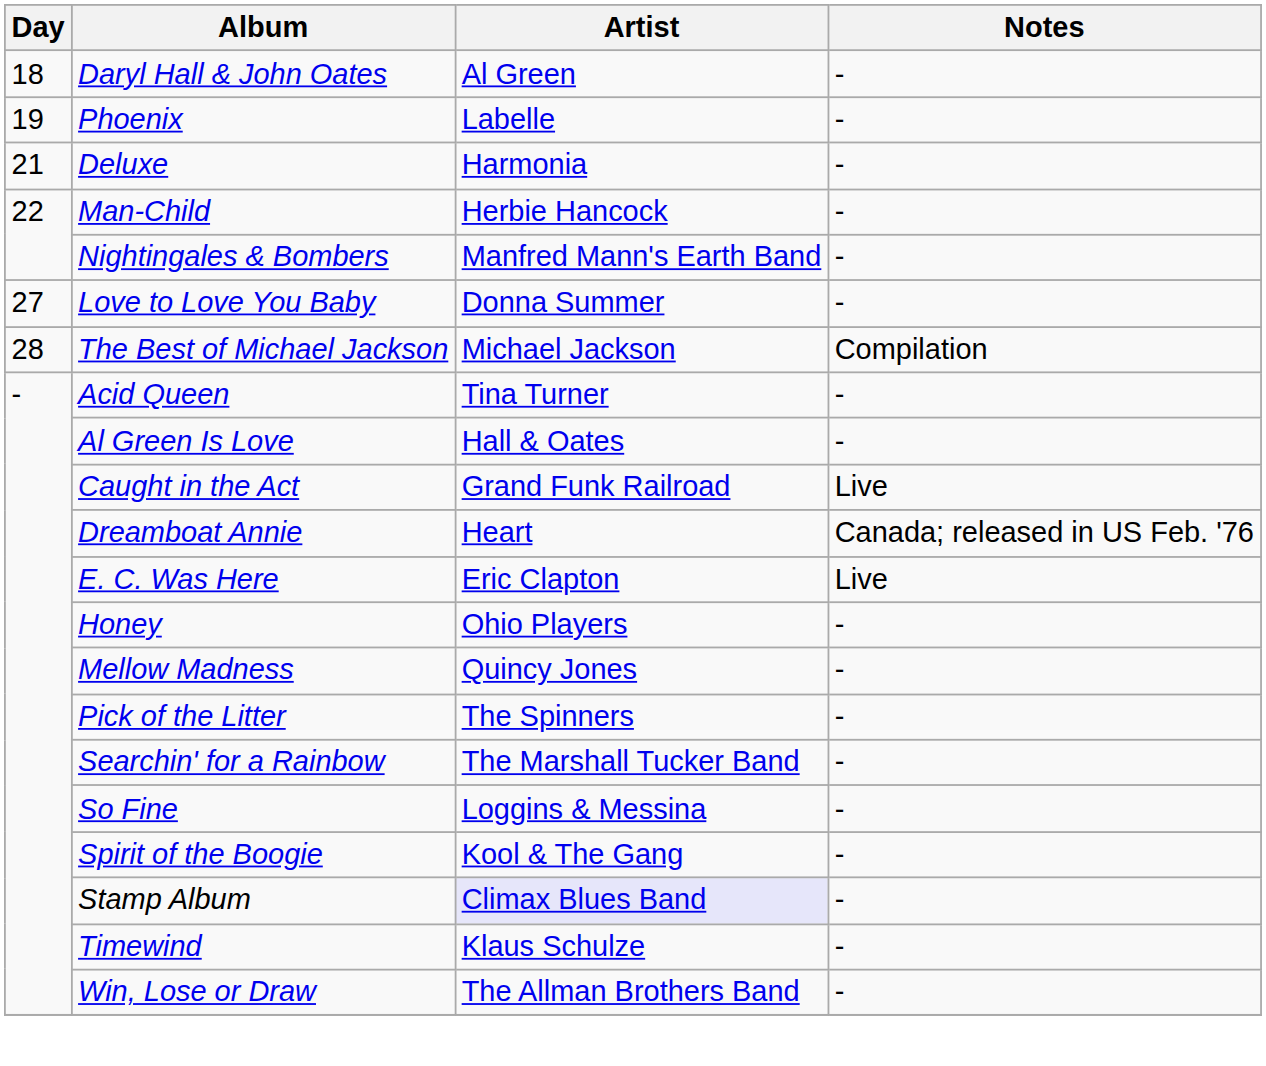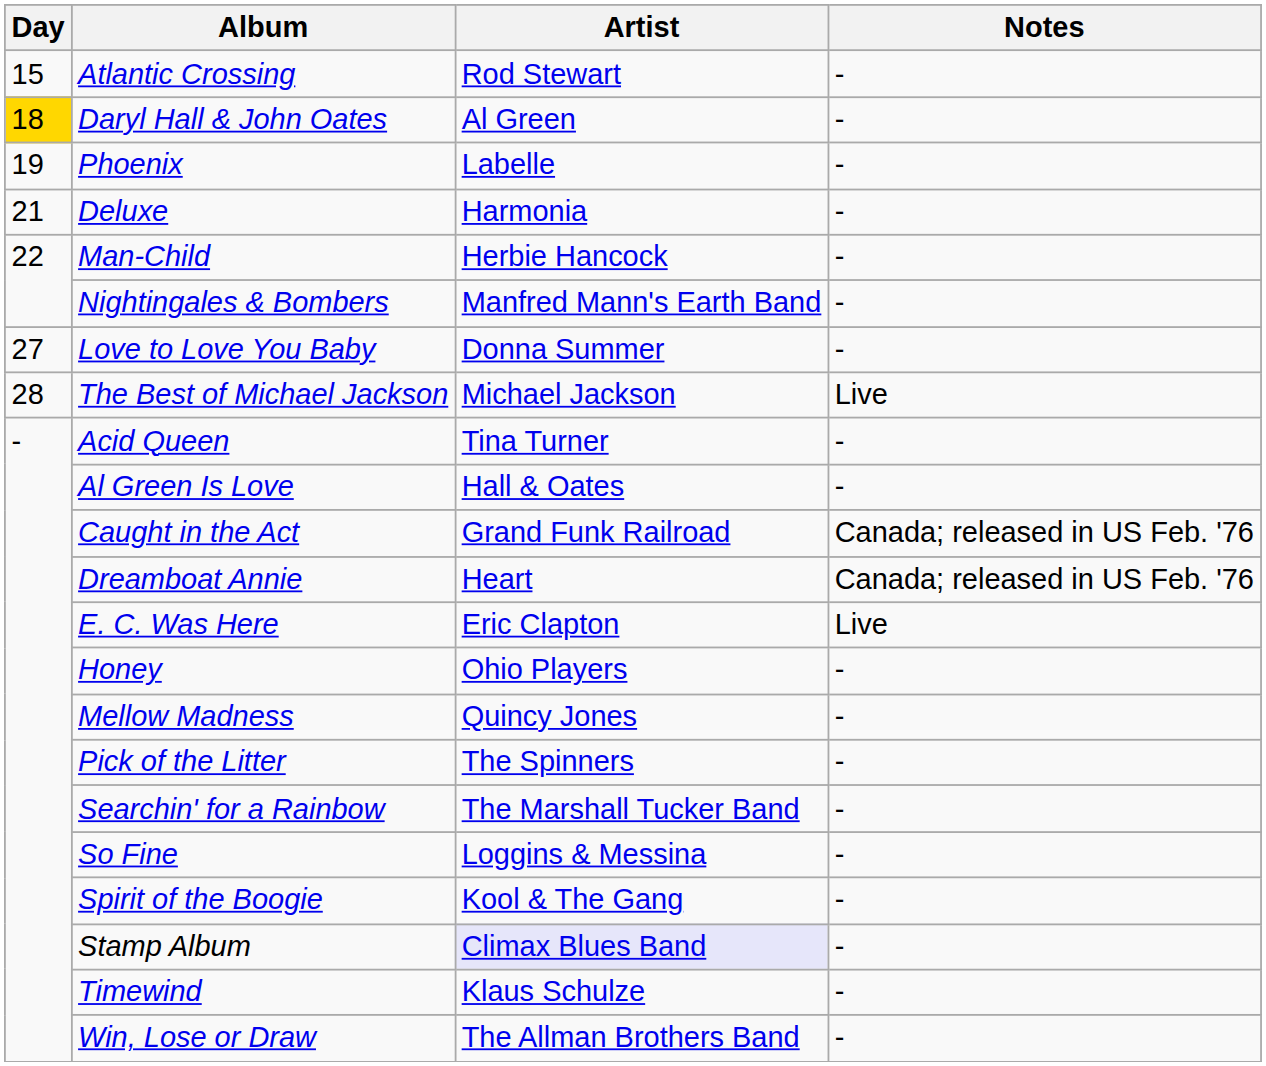+ row: (187, 73)
(28, 73) no background -> (28, 119) gold background
(911, 348) Compilation -> (861, 394) Live
(861, 486) Live -> (1044, 532) Canada; released in US Feb. '76
